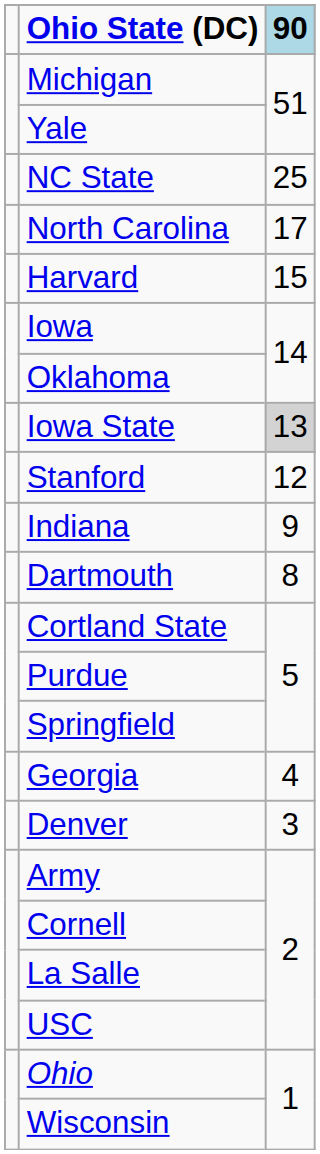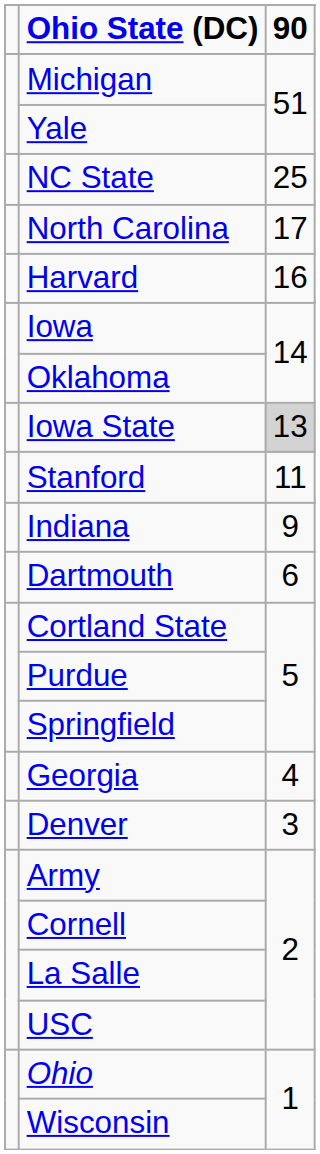(290, 29) lightblue background -> (290, 29) no background
(290, 278) 15 -> (290, 278) 16
(290, 476) 12 -> (290, 476) 11
(290, 576) 8 -> (290, 576) 6
